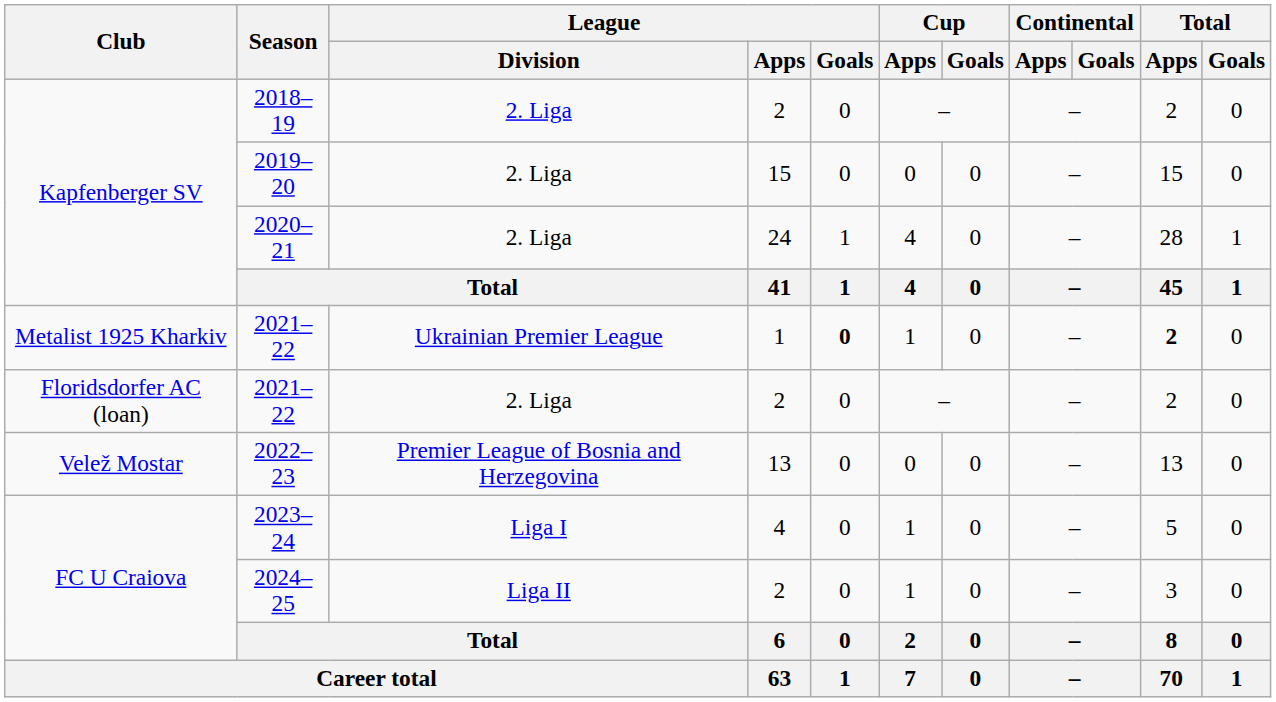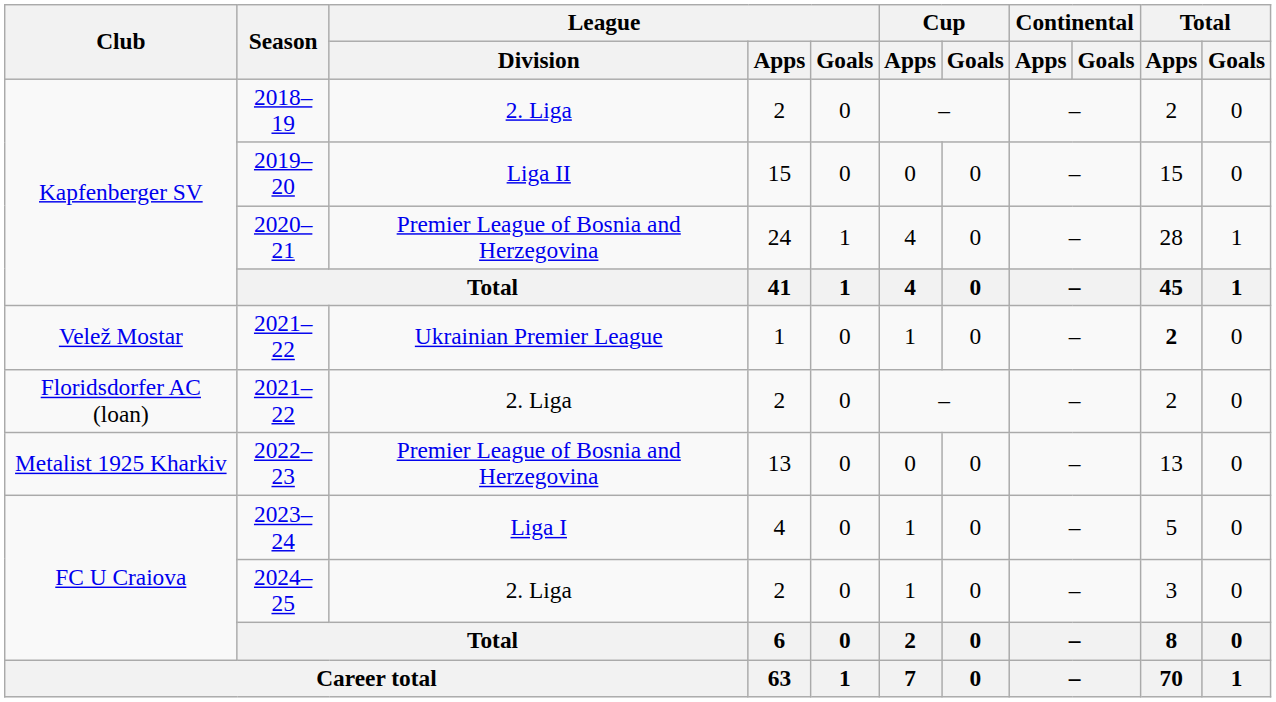(539, 173) 2. Liga -> (539, 173) Liga II
(539, 236) 2. Liga -> (539, 236) Premier League of Bosnia and Herzegovina
(121, 337) Metalist 1925 Kharkiv -> (121, 337) Velež Mostar
(845, 337) bold -> (845, 337) normal
(121, 463) Velež Mostar -> (121, 463) Metalist 1925 Kharkiv
(539, 590) Liga II -> (539, 590) 2. Liga
